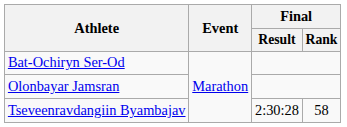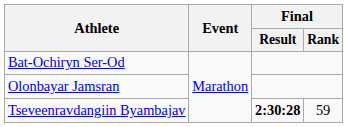(277, 110) normal -> (278, 110) bold
(321, 110) 58 -> (323, 110) 59
